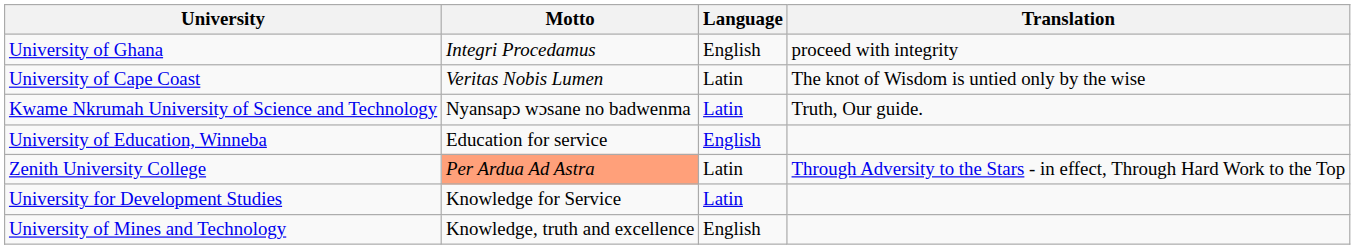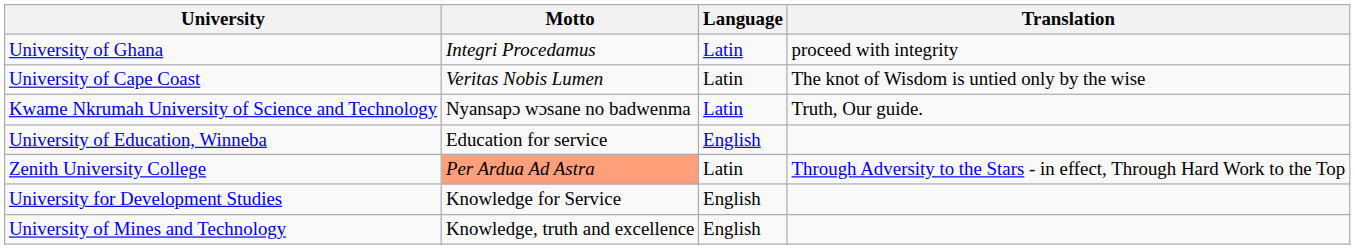(732, 49) English -> (723, 49) Latin
(723, 199) Latin -> (732, 199) English
